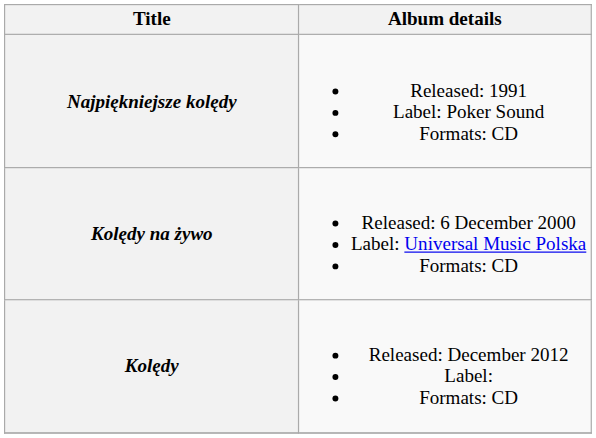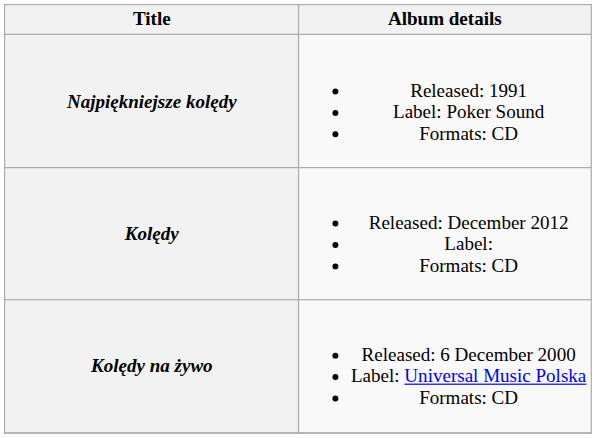rows swapped: (152, 233) <-> (152, 366)
